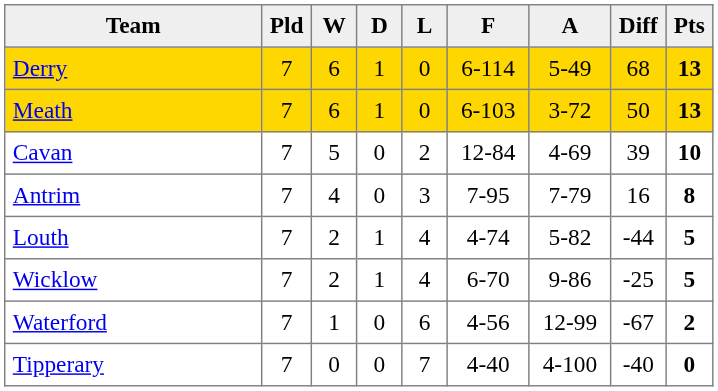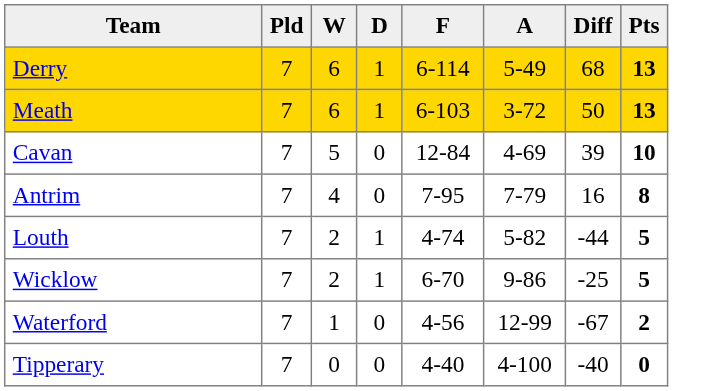- column: (425, 25)
